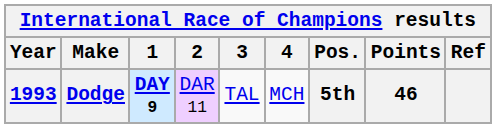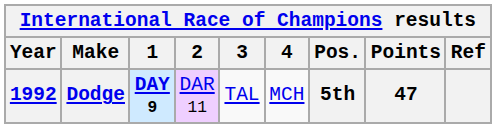(33, 95) 1993 -> (33, 95) 1992
(406, 95) 46 -> (406, 95) 47
